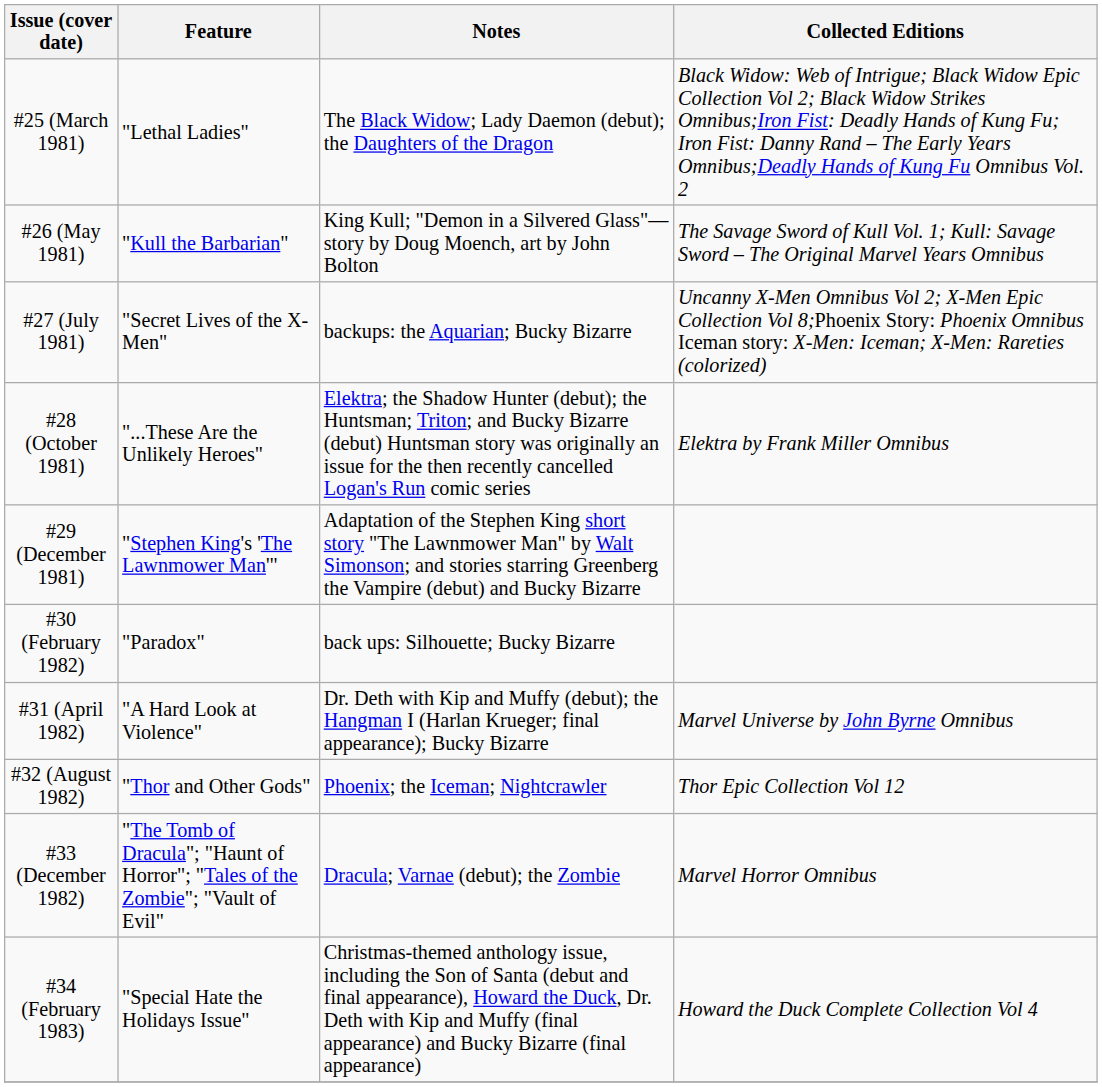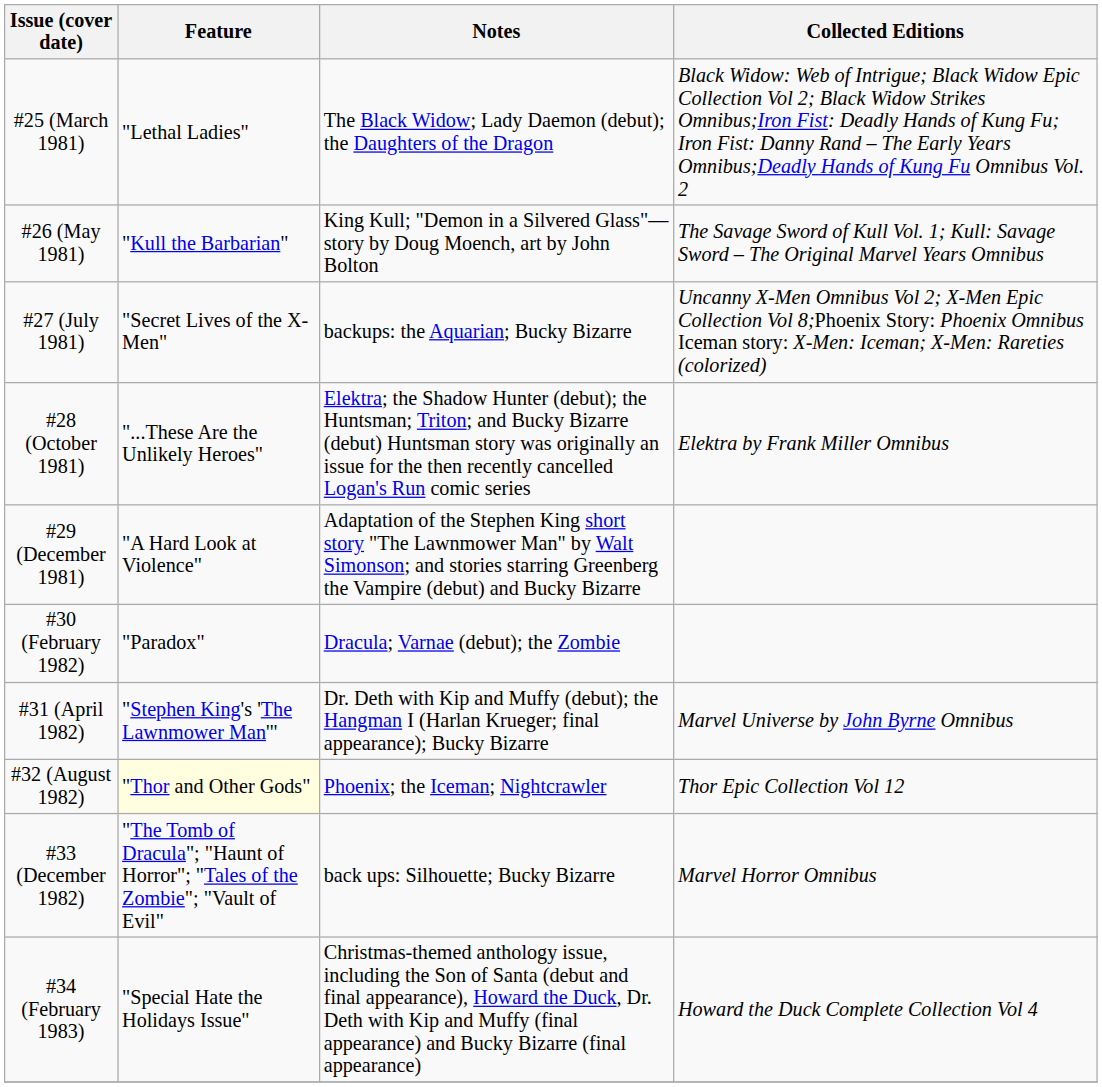(207, 554) "Stephen King's 'The Lawnmower Man'" -> (189, 554) "A Hard Look at Violence"
(469, 643) back ups: Silhouette; Bucky Bizarre -> (472, 643) Dracula; Varnae (debut); the Zombie
(189, 720) "A Hard Look at Violence" -> (207, 720) "Stephen King's 'The Lawnmower Man'"
(216, 786) no background -> (216, 786) lightyellow background
(472, 875) Dracula; Varnae (debut); the Zombie -> (469, 875) back ups: Silhouette; Bucky Bizarre
